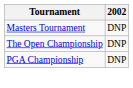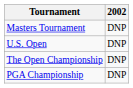+ row: (27, 44)
